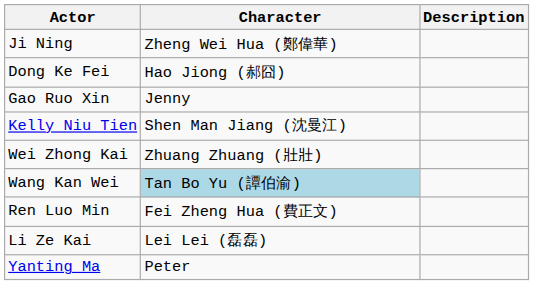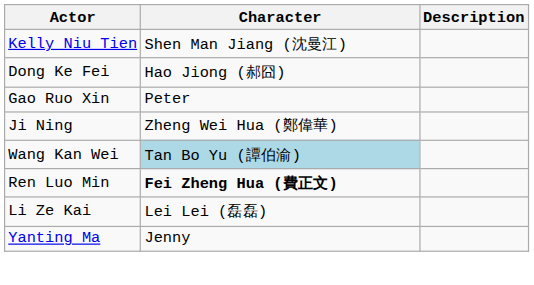rows swapped: (73, 126) <-> (40, 44)
(167, 99) Jenny -> (167, 99) Peter
- row: (68, 154)
(241, 212) normal -> (241, 184) bold
(167, 267) Peter -> (167, 238) Jenny
